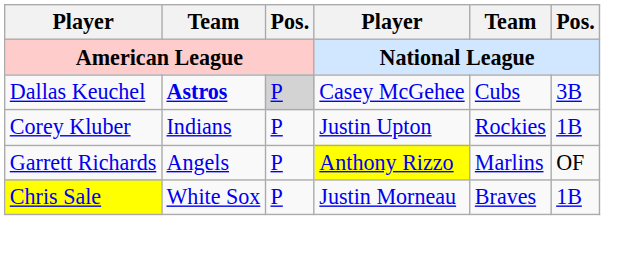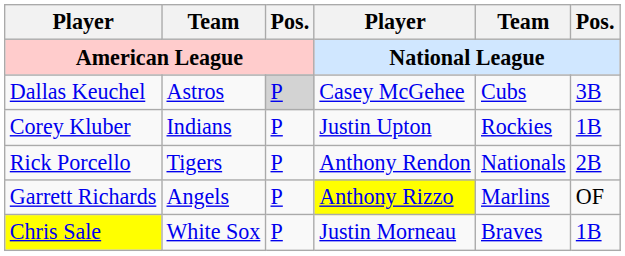(197, 92) bold -> (195, 92) normal
+ row: (70, 162)
